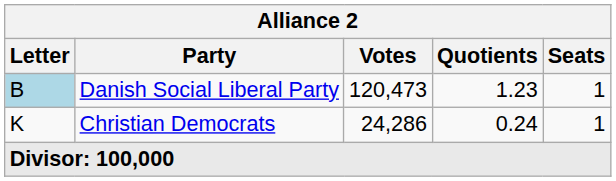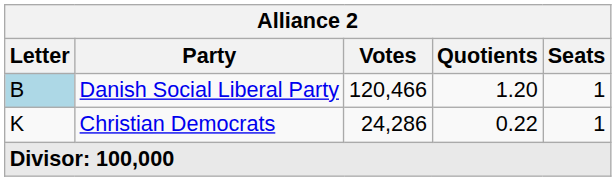(388, 90) 120,473 -> (388, 90) 120,466
(517, 90) 1.23 -> (517, 90) 1.20
(517, 124) 0.24 -> (517, 124) 0.22
